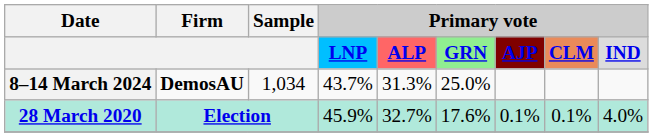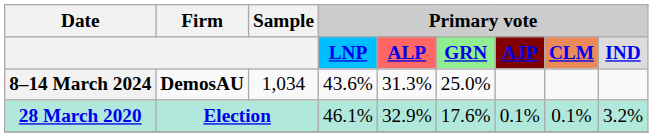(348, 84) 43.7% -> (348, 84) 43.6%
(348, 116) 45.9% -> (348, 116) 46.1%
(407, 116) 32.7% -> (407, 116) 32.9%
(623, 116) 4.0% -> (623, 116) 3.2%
